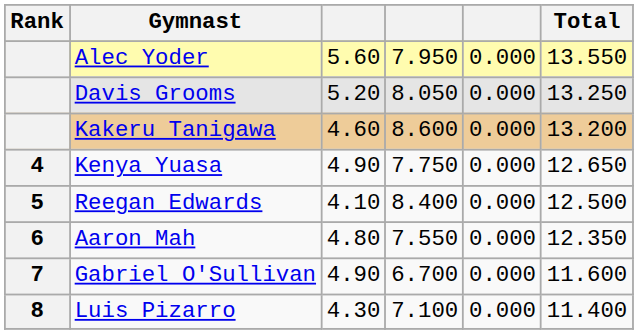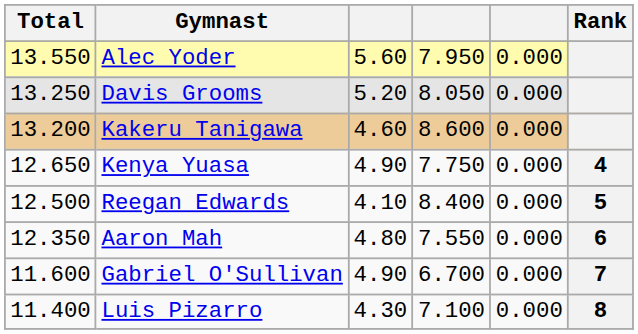columns swapped: (37, 23) <-> (587, 23)
